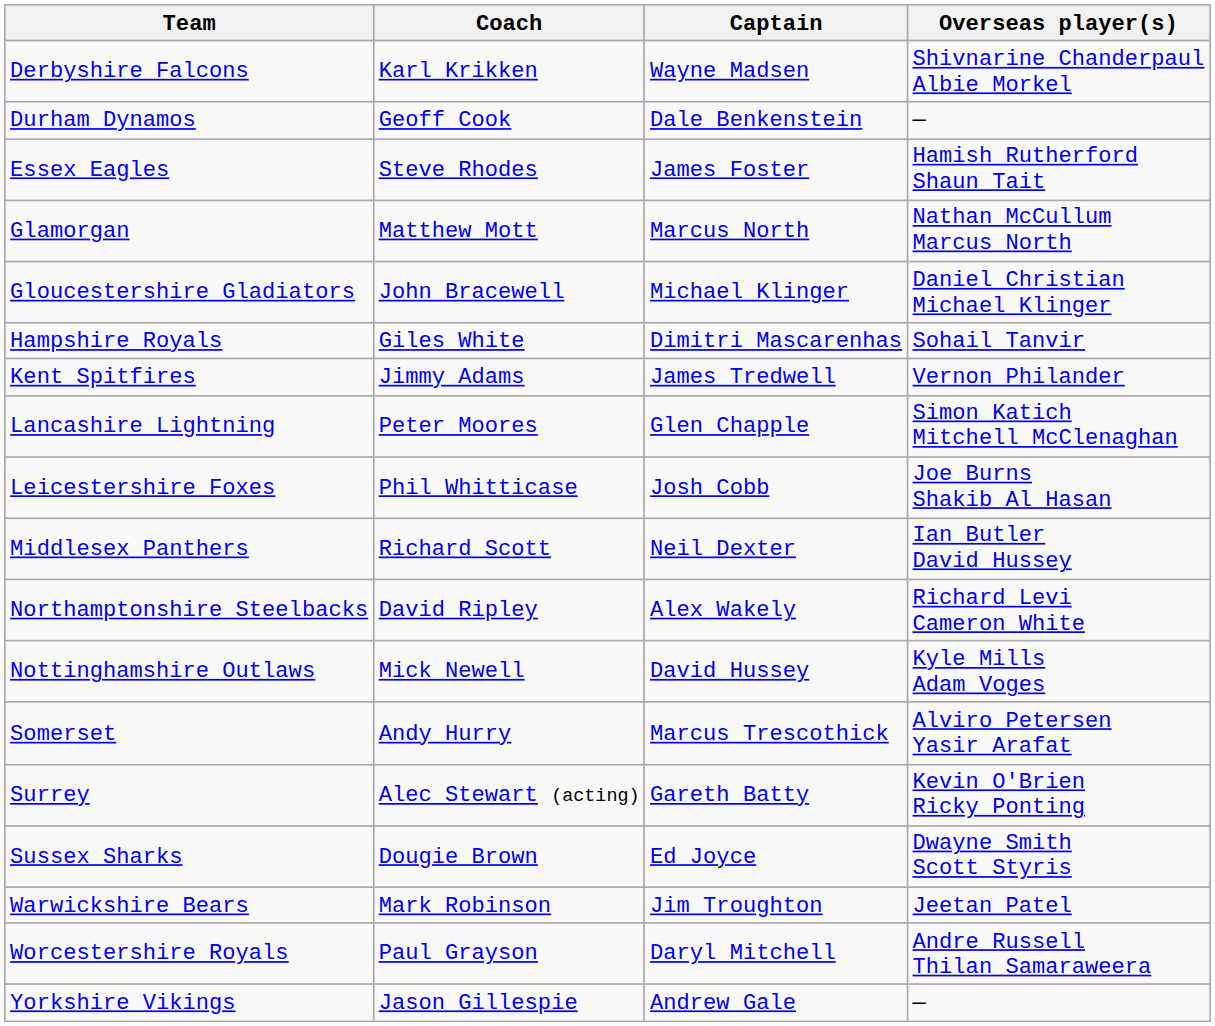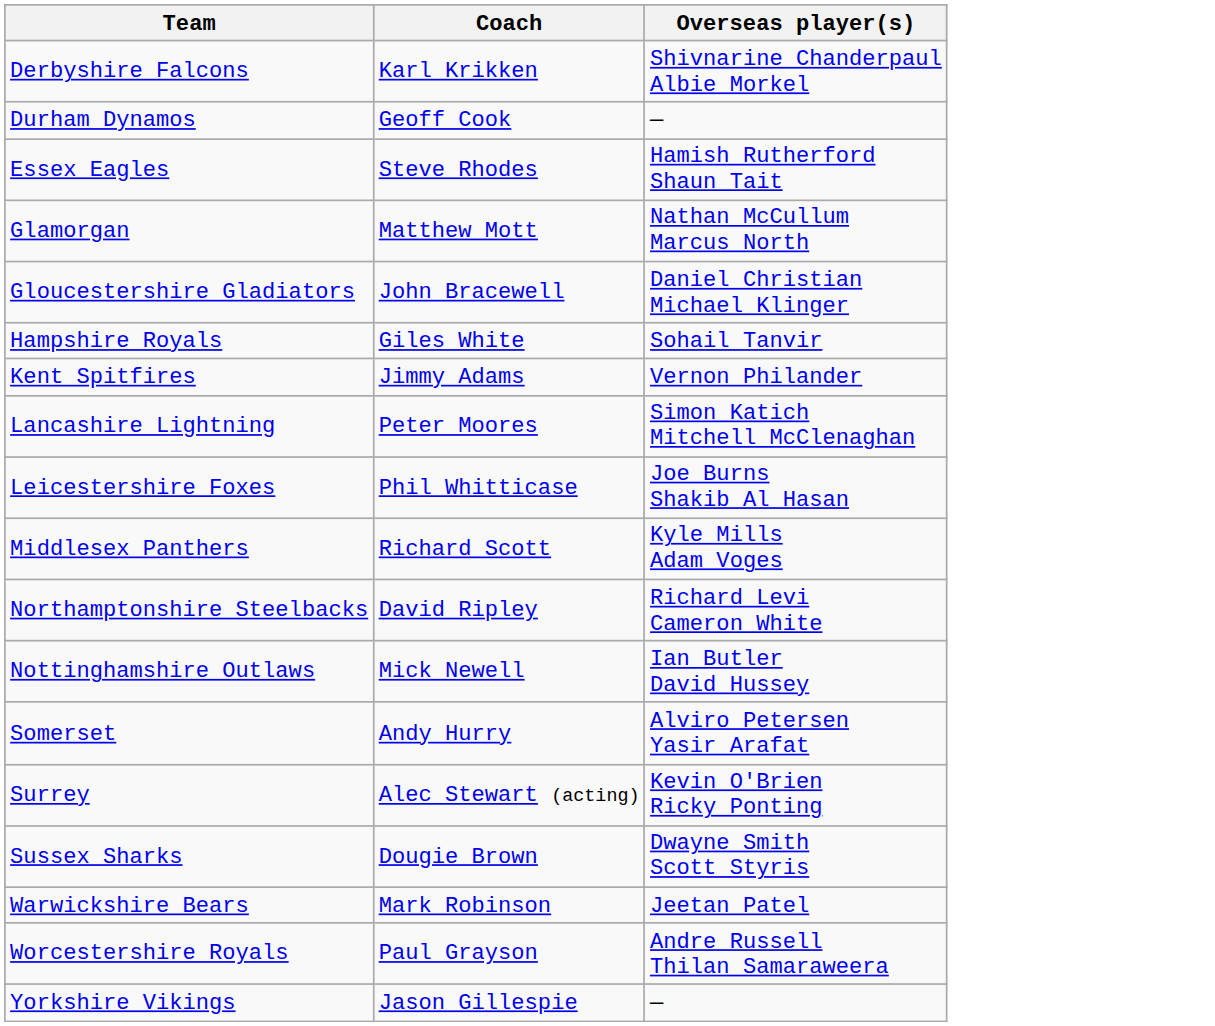- column: (776, 23)
(992, 549) Ian Butler David Hussey -> (716, 549) Kyle Mills Adam Voges
(979, 672) Kyle Mills Adam Voges -> (730, 672) Ian Butler David Hussey
